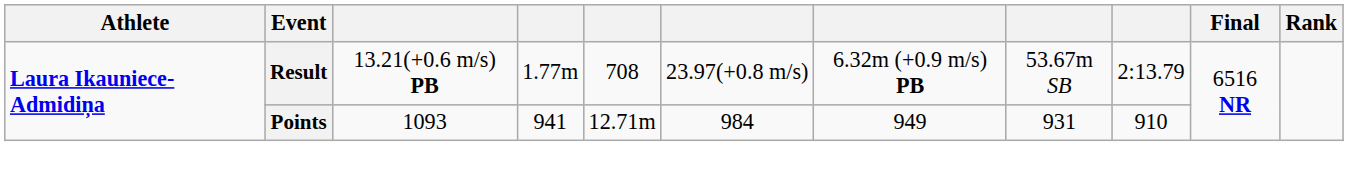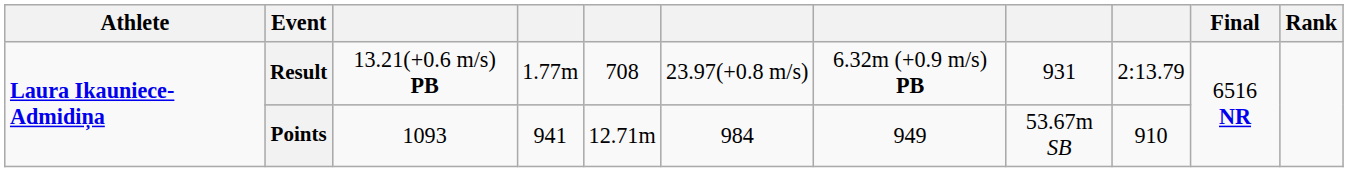(1059, 72) 53.67m SB -> (1059, 72) 931
(1059, 122) 931 -> (1059, 135) 53.67m SB
